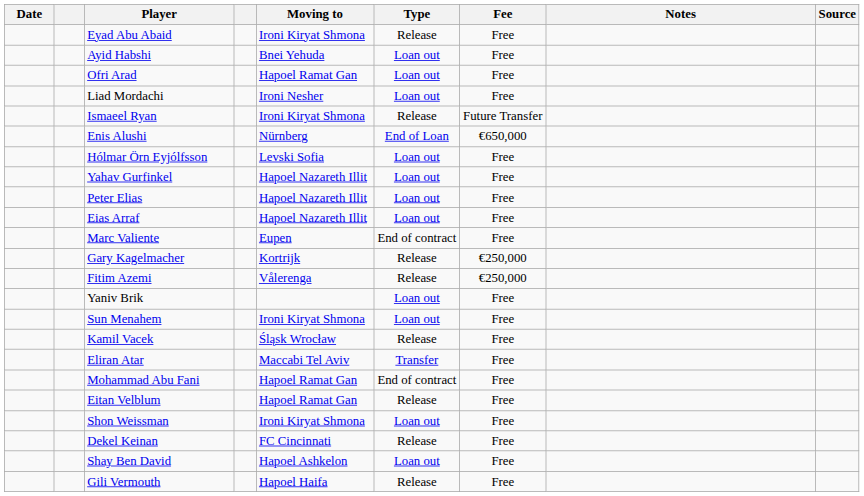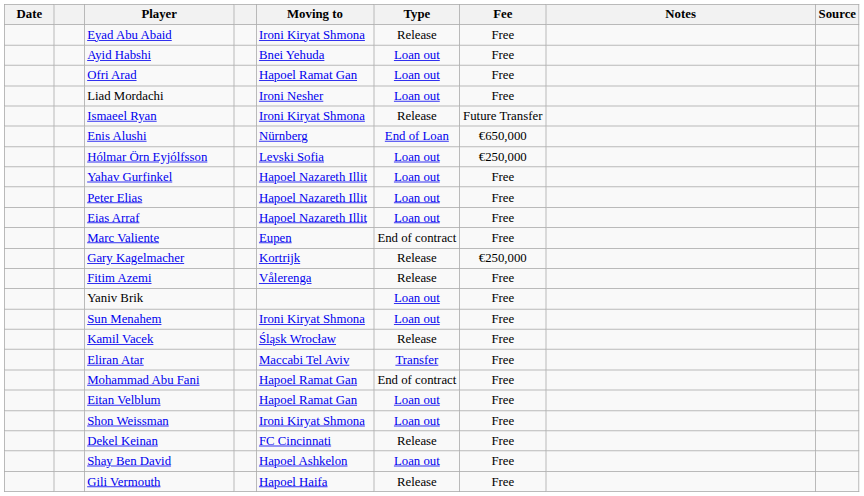(503, 156) Free -> (503, 156) €250,000
(503, 278) €250,000 -> (503, 278) Free
(417, 400) Release -> (417, 400) Loan out
